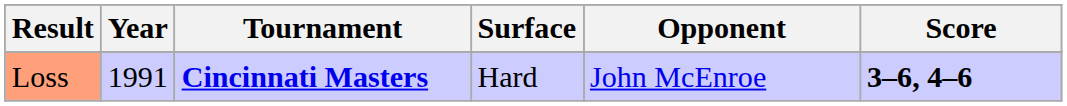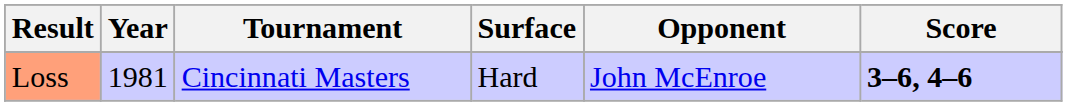(138, 76) 1991 -> (138, 76) 1981
(305, 76) bold -> (296, 76) normal
